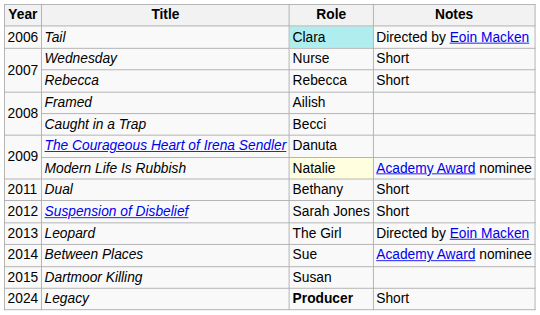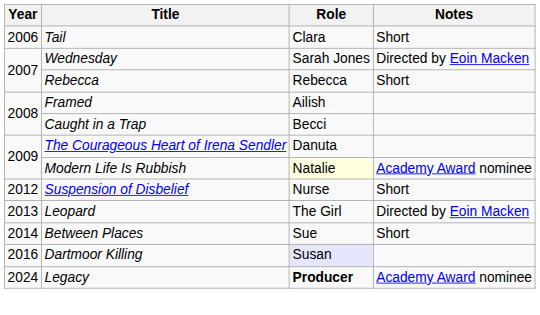(309, 37) paleturquoise background -> (309, 37) no background
(453, 37) Directed by Eoin Macken -> (393, 37) Short
(311, 59) Nurse -> (331, 59) Sarah Jones
(393, 59) Short -> (453, 59) Directed by Eoin Macken
- row: (59, 189)
(331, 211) Sarah Jones -> (311, 189) Nurse
(454, 255) Academy Award nominee -> (393, 233) Short
(23, 277) 2015 -> (23, 255) 2016
(312, 277) no background -> (312, 255) lavender background
(393, 299) Short -> (454, 277) Academy Award nominee
